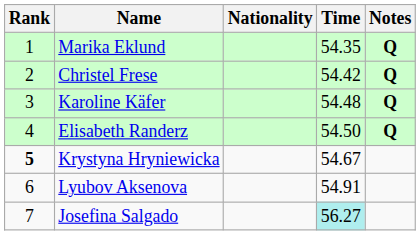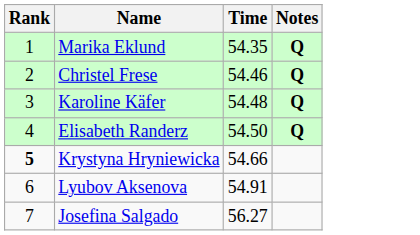- column: (270, 18)
(341, 74) 54.42 -> (248, 74) 54.46
(341, 159) 54.67 -> (248, 159) 54.66
(341, 215) paleturquoise background -> (248, 215) no background
